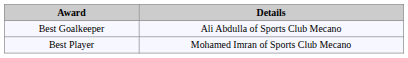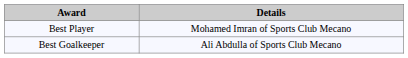rows swapped: (72, 45) <-> (72, 28)
